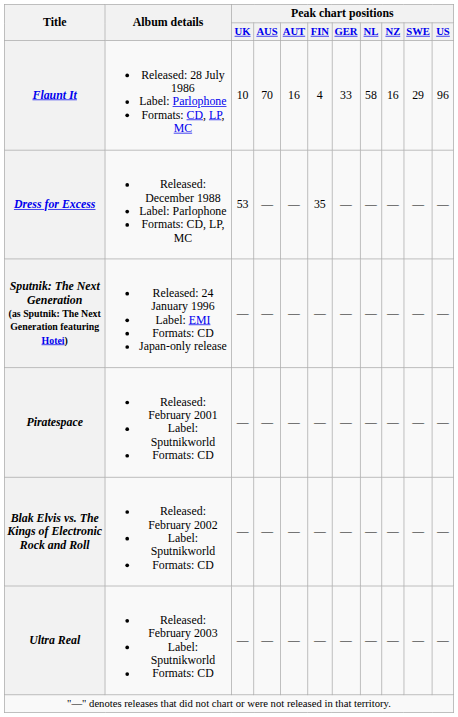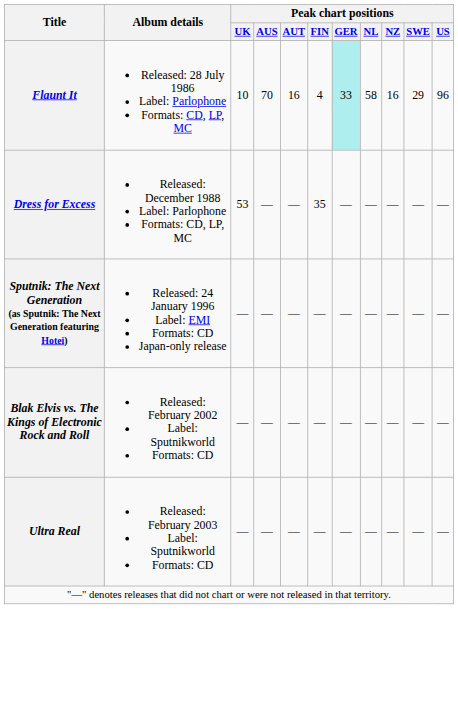(346, 95) no background -> (346, 95) paleturquoise background
- row: (55, 422)
